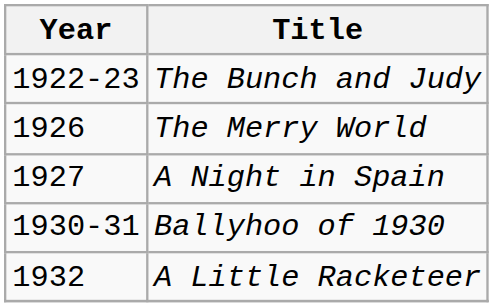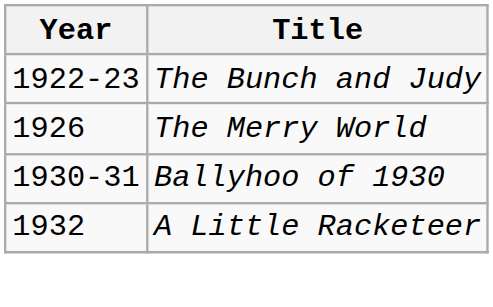- row: (299, 178)
